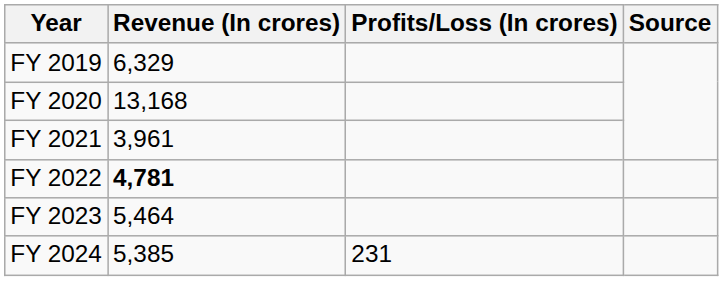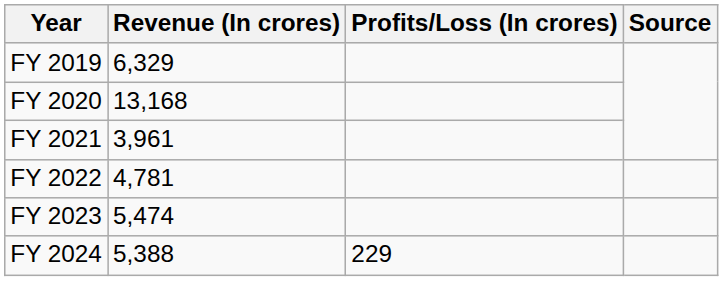(144, 178) bold -> (144, 178) normal
(144, 216) 5,464 -> (144, 216) 5,474
(144, 255) 5,385 -> (144, 255) 5,388
(372, 255) 231 -> (372, 255) 229
